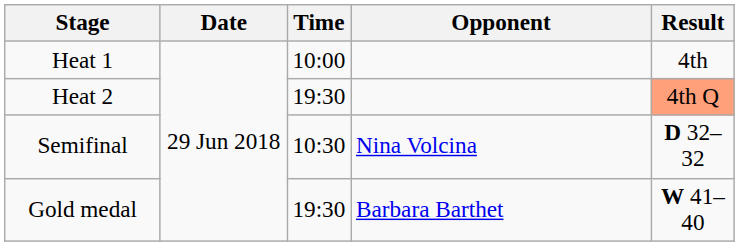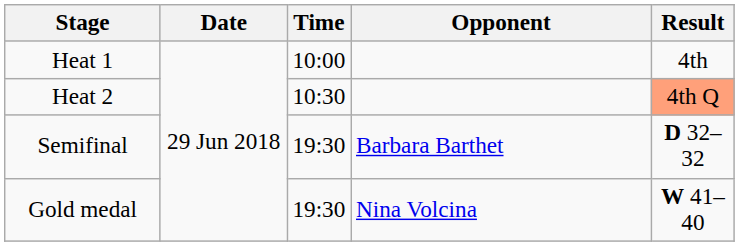(319, 96) 19:30 -> (319, 96) 10:30
(319, 146) 10:30 -> (319, 146) 19:30
(416, 146) Nina Volcina -> (430, 146) Barbara Barthet
(430, 209) Barbara Barthet -> (416, 209) Nina Volcina
